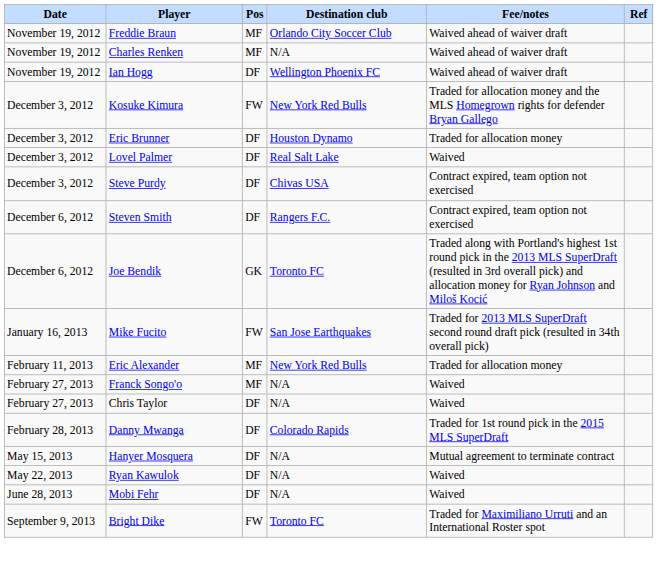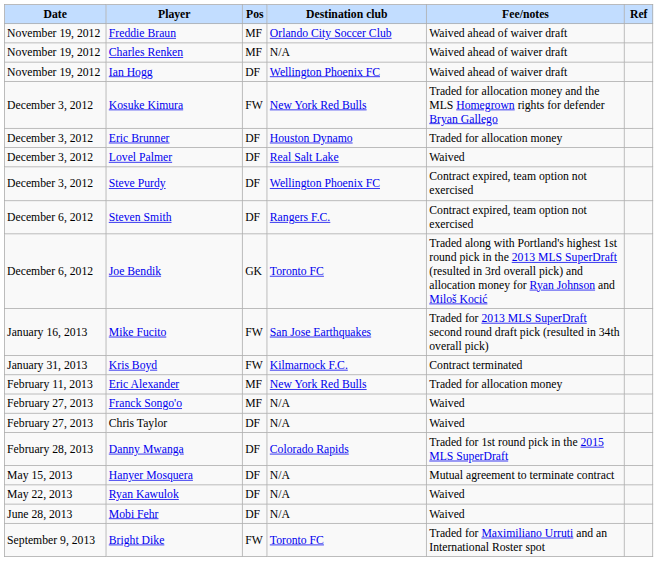(299, 184) Chivas USA -> (325, 184) Wellington Phoenix FC
+ row: (133, 365)
